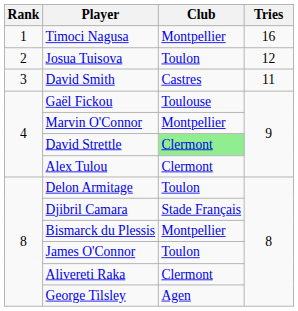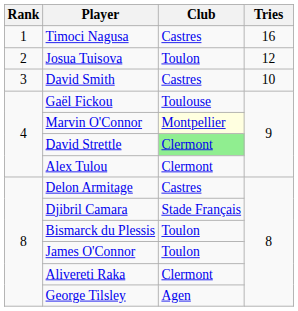(194, 36) Montpellier -> (181, 36) Castres
(269, 79) 11 -> (269, 79) 10
(194, 123) no background -> (194, 123) lightyellow background
(181, 187) Toulon -> (181, 187) Castres
(194, 230) Montpellier -> (181, 230) Toulon
